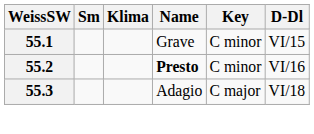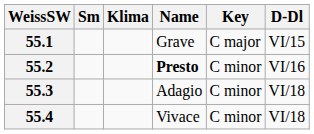(235, 41) C minor -> (235, 41) C major
(235, 91) C major -> (235, 91) C minor
+ row: (39, 116)
